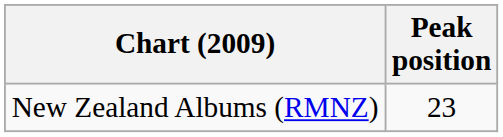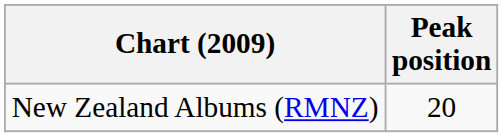(442, 107) 23 -> (442, 107) 20
